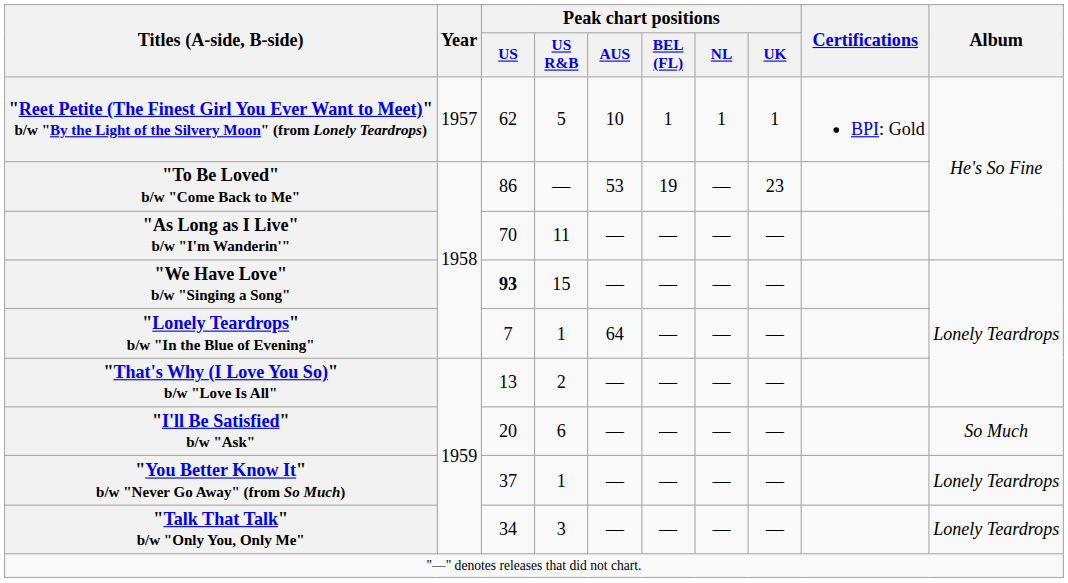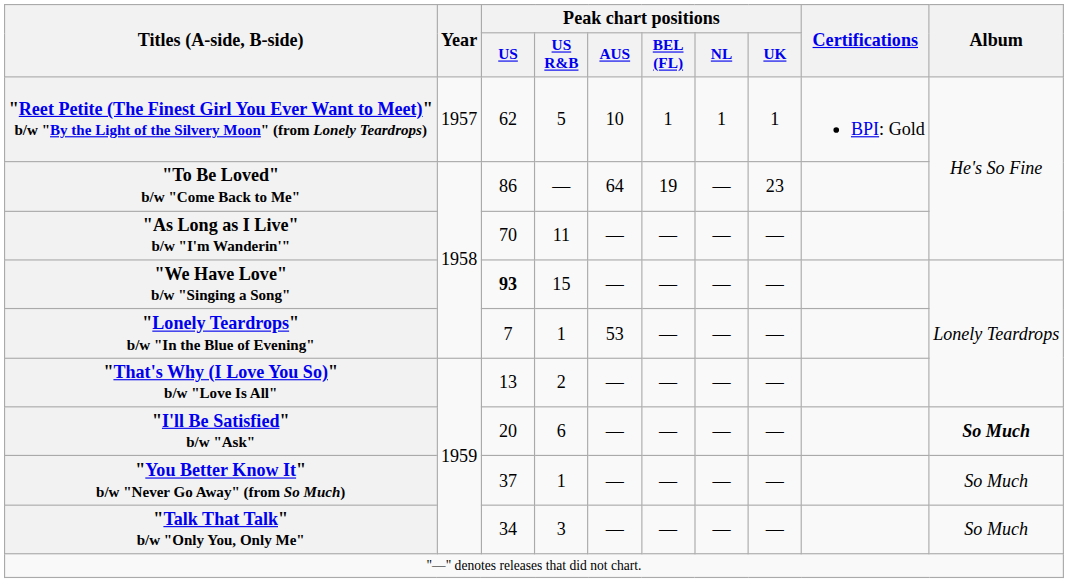(615, 186) 53 -> (615, 186) 64
(615, 333) 64 -> (615, 333) 53
(996, 431) normal -> (996, 431) bold
(996, 480) Lonely Teardrops -> (996, 480) So Much
(996, 529) Lonely Teardrops -> (996, 529) So Much
